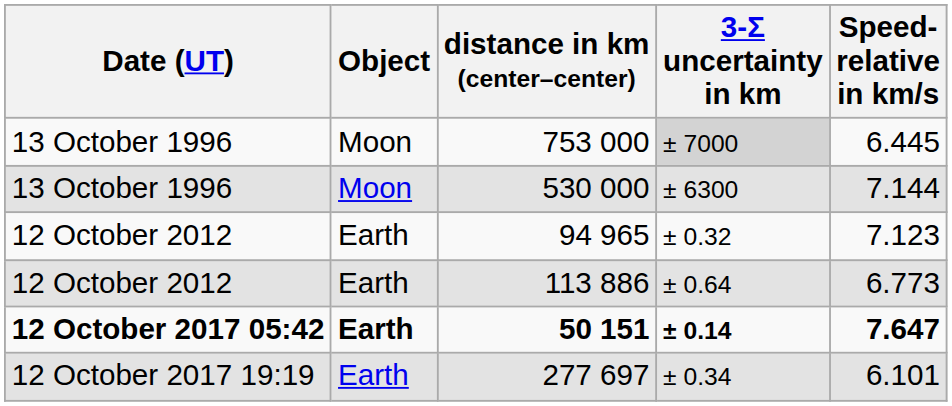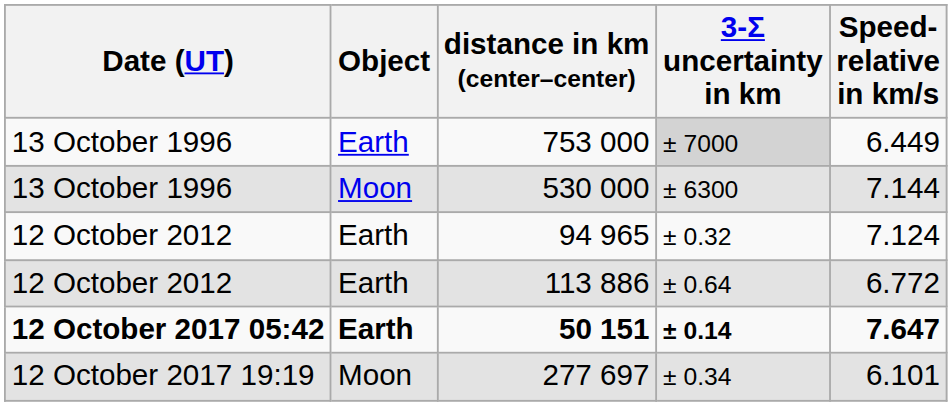(375, 141) Moon -> (373, 141) Earth
(903, 141) 6.445 -> (903, 141) 6.449
(903, 235) 7.123 -> (903, 235) 7.124
(903, 282) 6.773 -> (903, 282) 6.772
(373, 376) Earth -> (375, 376) Moon
